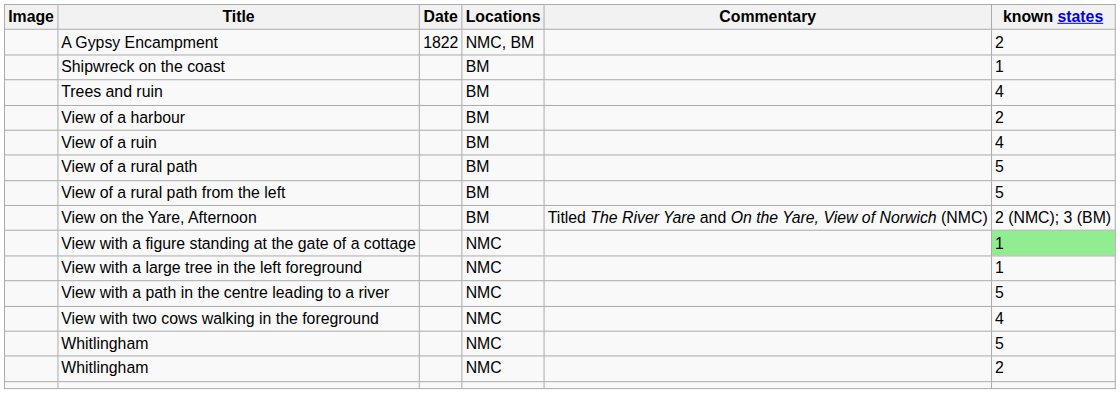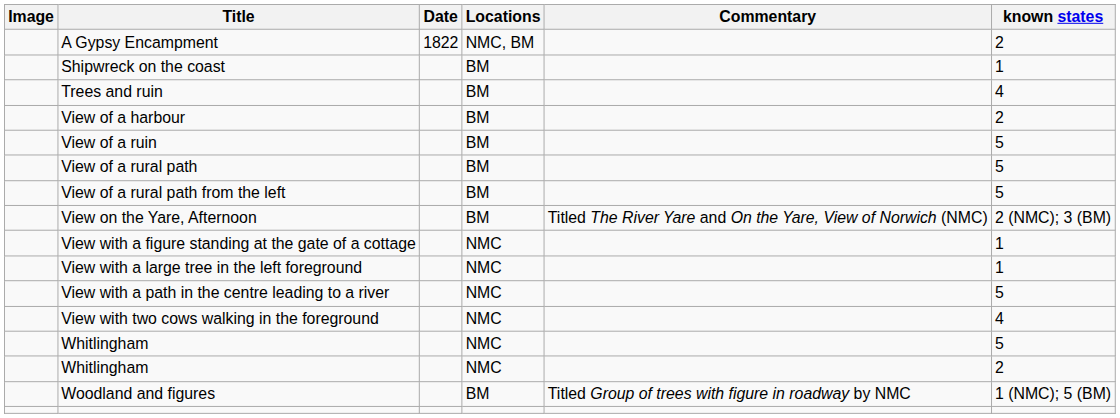(999, 142) 4 -> (999, 142) 5
(999, 243) lightgreen background -> (999, 243) no background
+ row: (138, 393)
